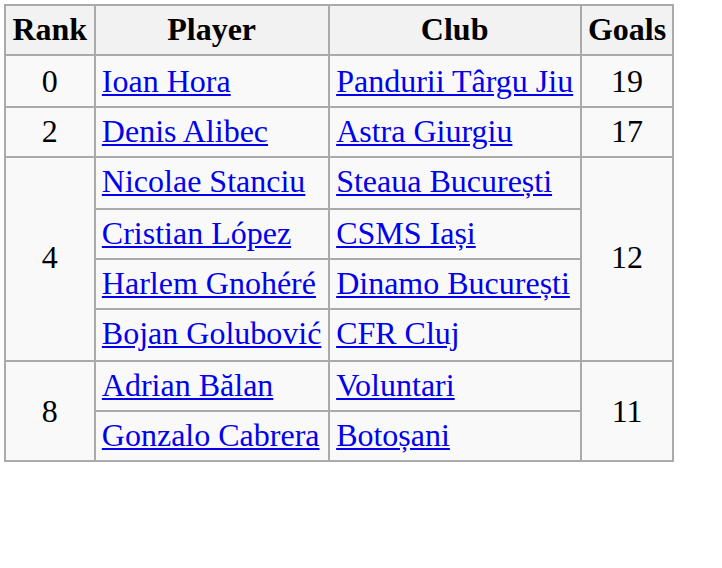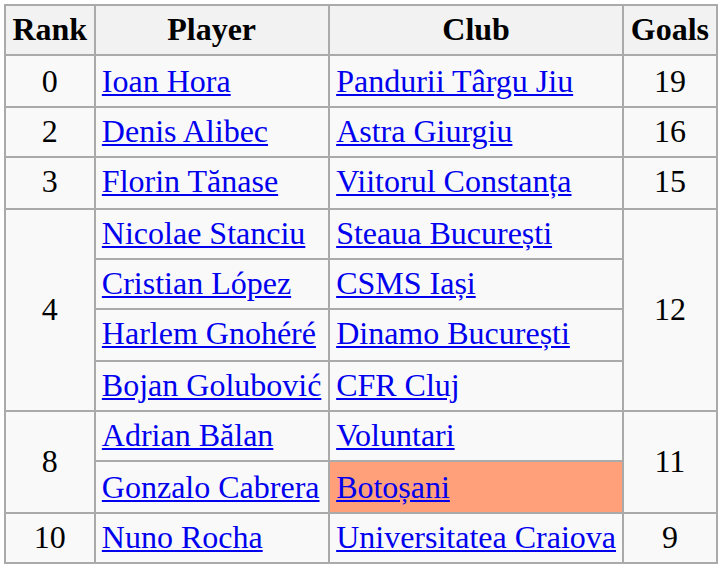(627, 131) 17 -> (670, 131) 16
+ row: (190, 182)
(393, 435) no background -> (393, 486) lightsalmon background
+ row: (182, 537)
